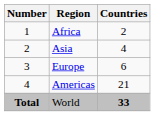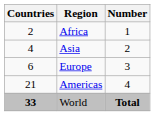columns swapped: (27, 13) <-> (124, 13)
